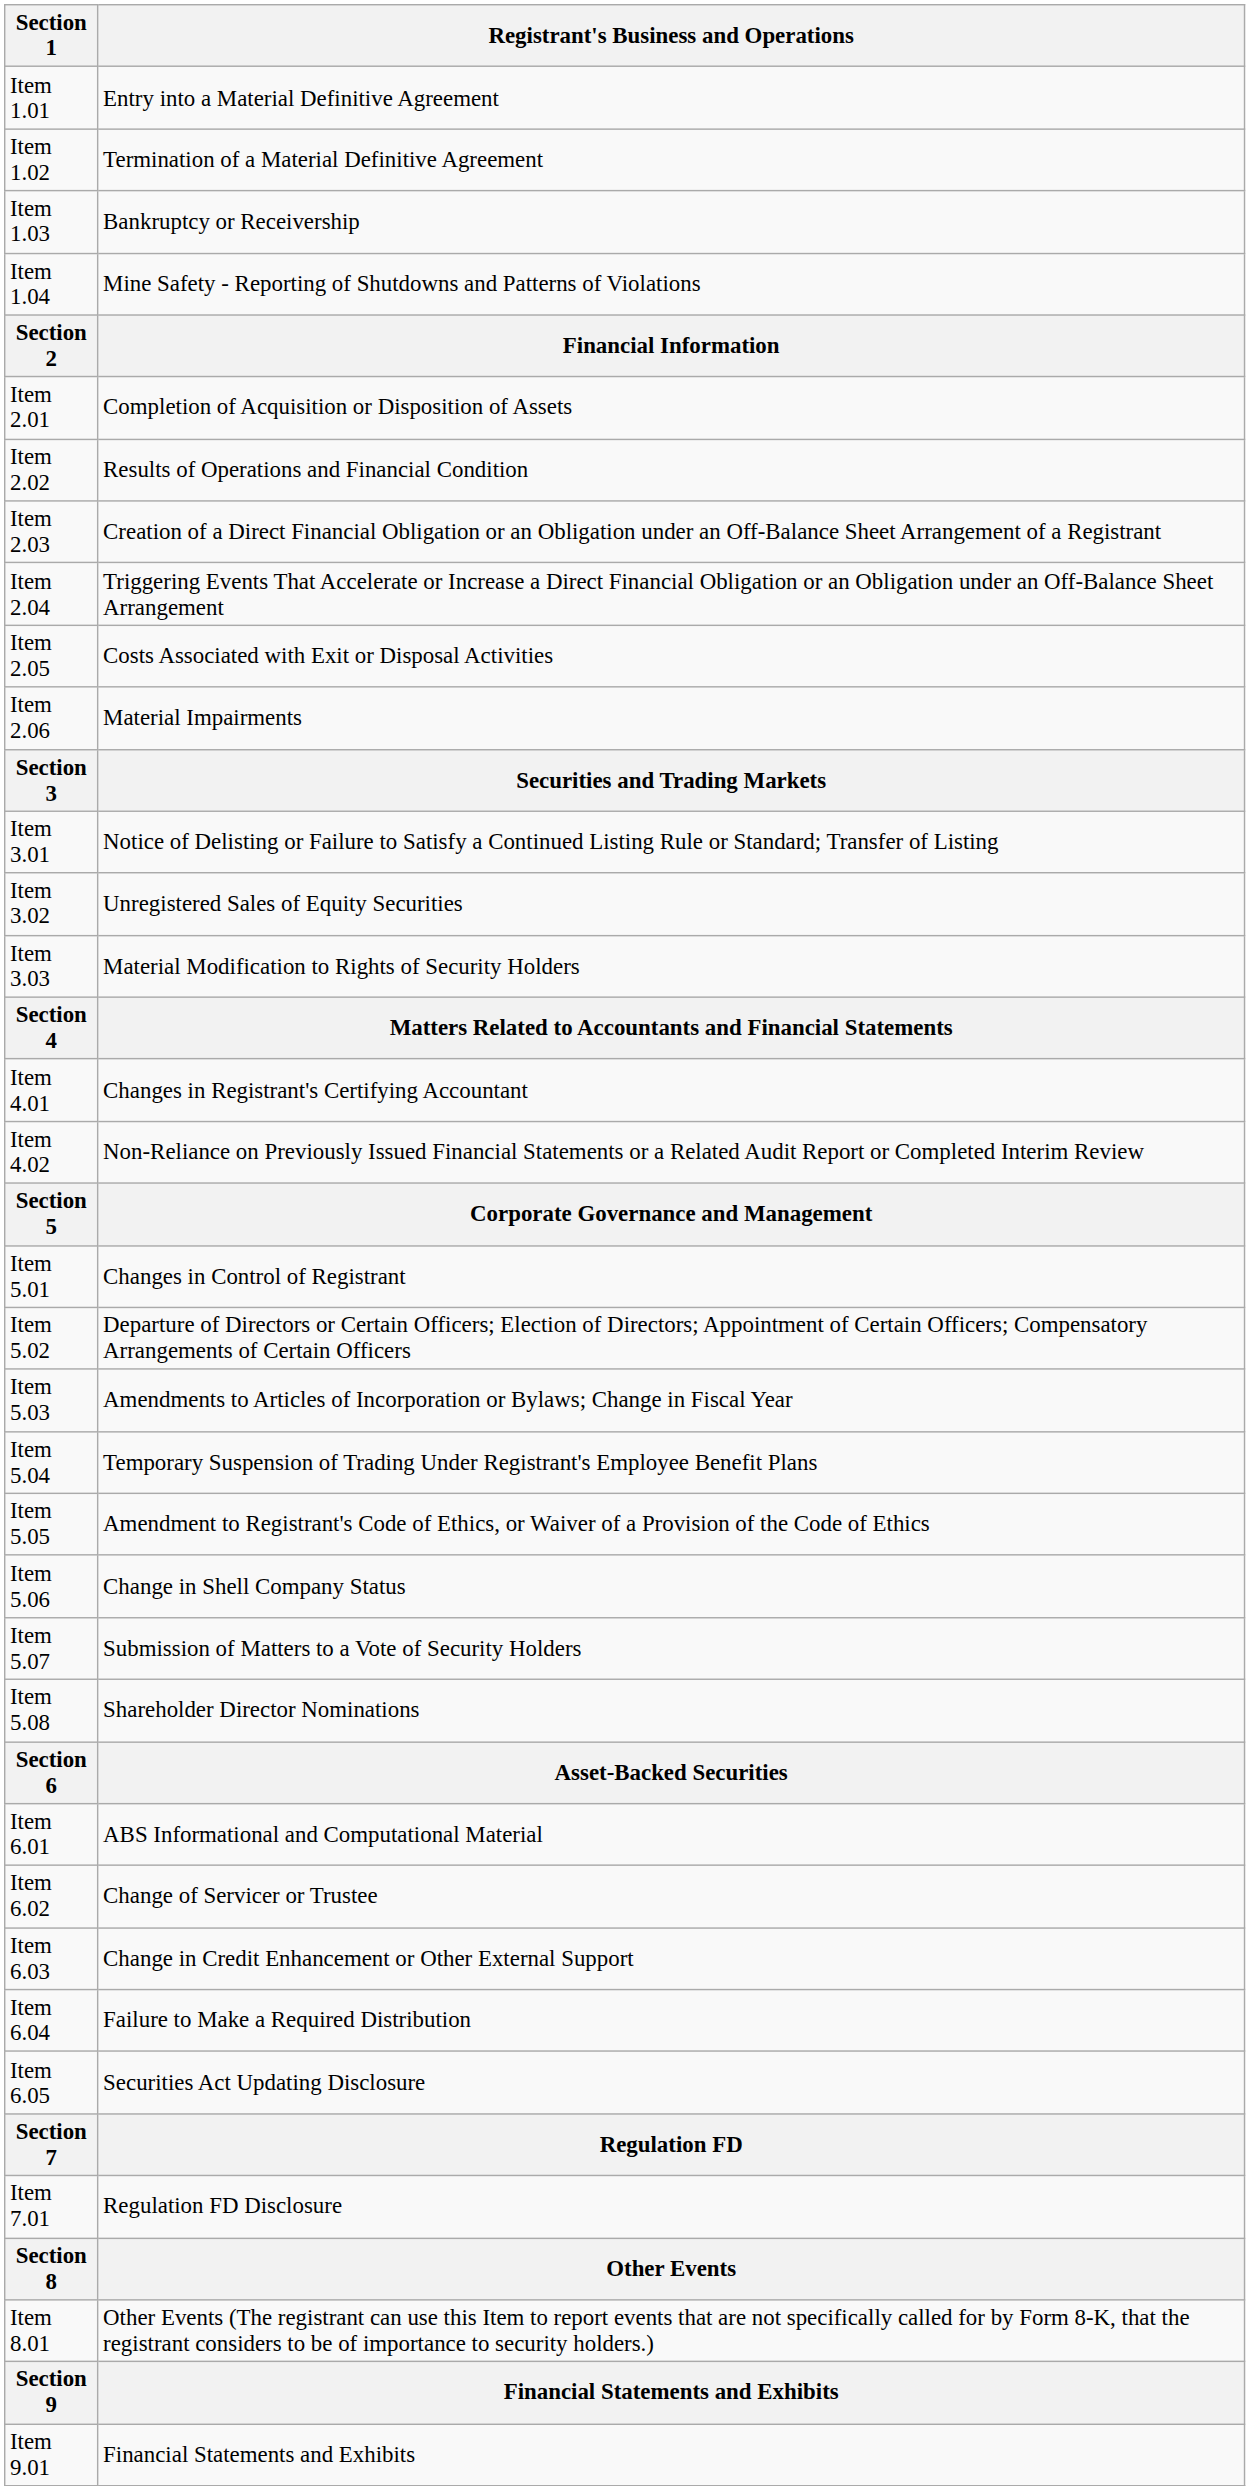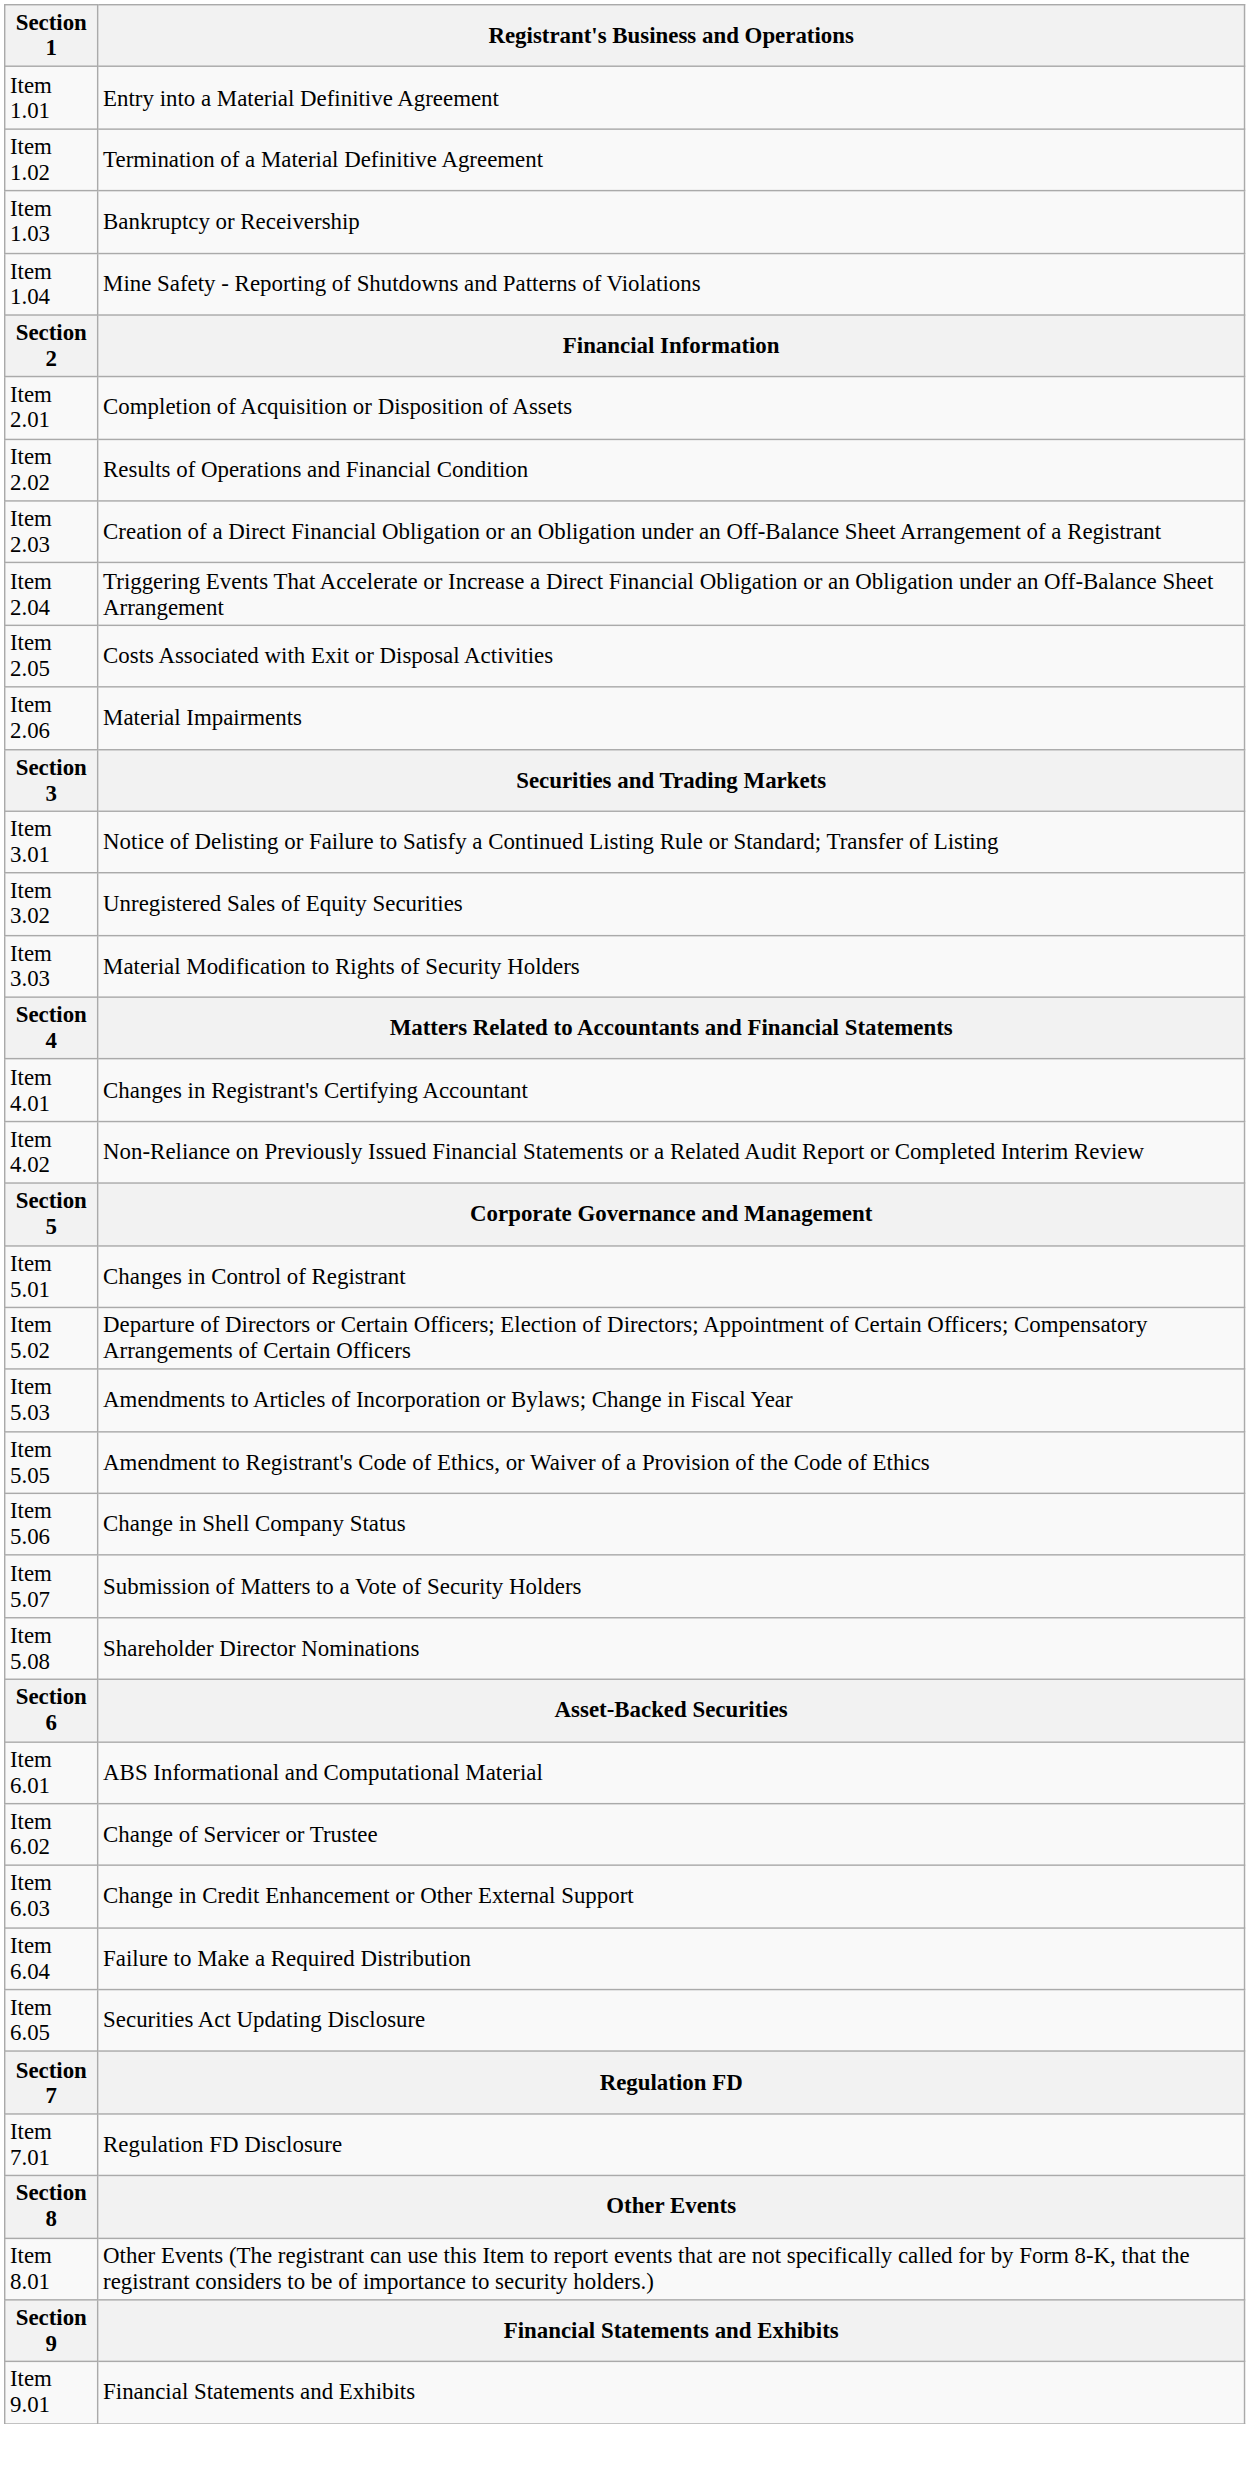- row: (31, 1462)
